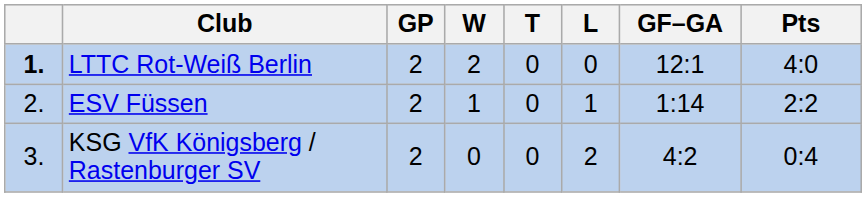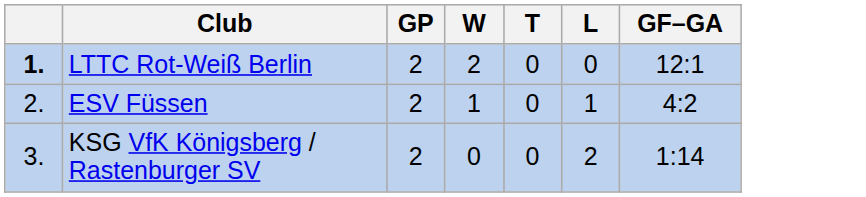- column: (801, 24)
(680, 103) 1:14 -> (680, 103) 4:2
(680, 157) 4:2 -> (680, 157) 1:14
